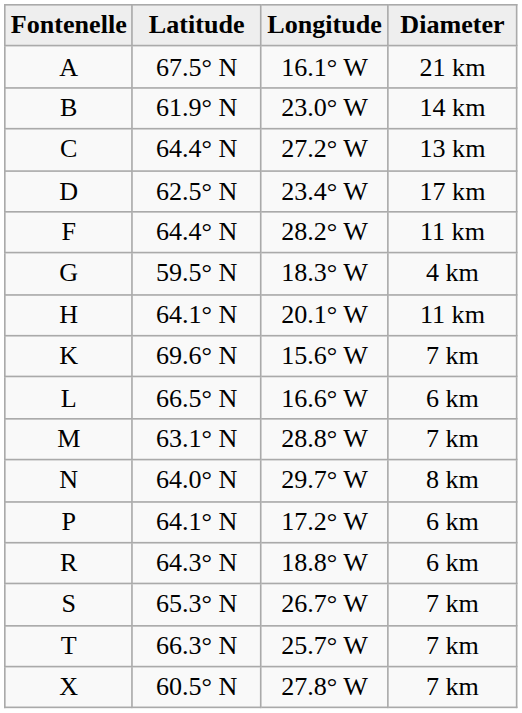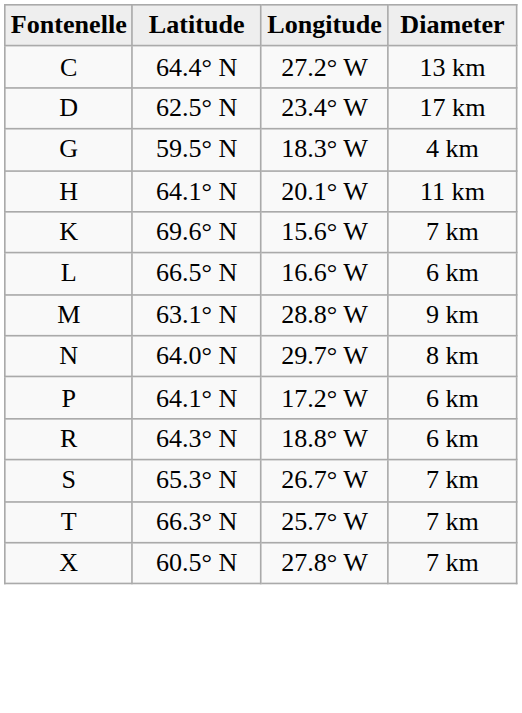- row: (69, 66)
- row: (69, 107)
- row: (69, 231)
(452, 438) 7 km -> (452, 314) 9 km
